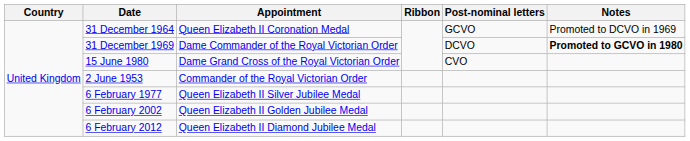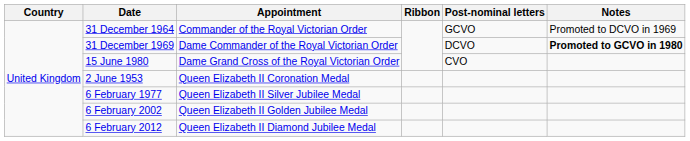(264, 29) Queen Elizabeth II Coronation Medal -> (273, 29) Commander of the Royal Victorian Order
(273, 78) Commander of the Royal Victorian Order -> (264, 78) Queen Elizabeth II Coronation Medal
